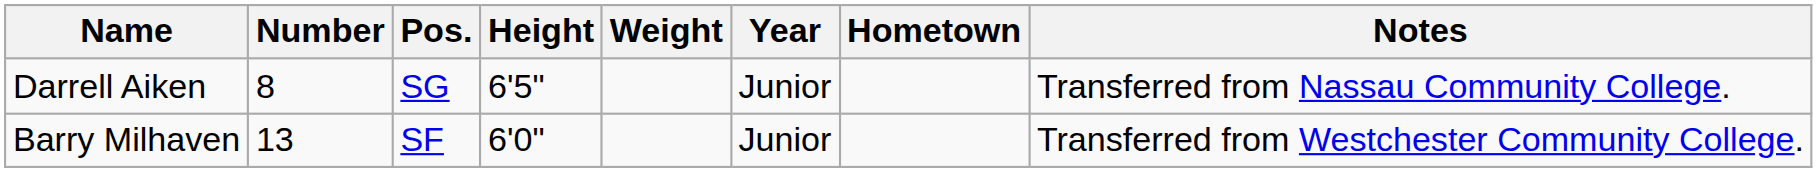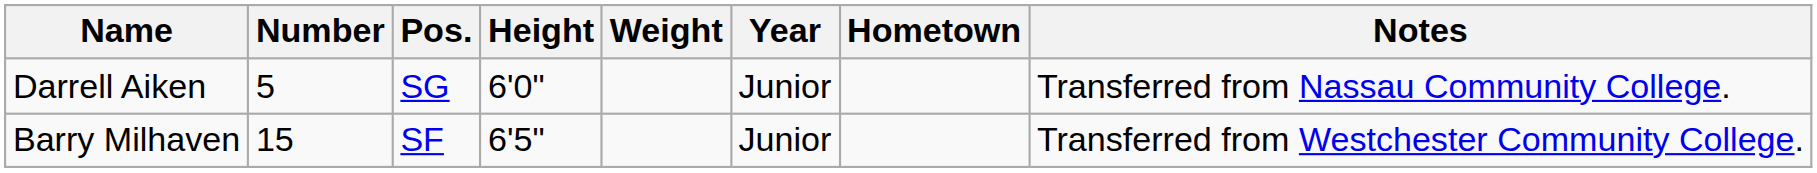(265, 85) 8 -> (265, 85) 5
(516, 85) 6'5" -> (516, 85) 6'0"
(275, 139) 13 -> (275, 139) 15
(516, 139) 6'0" -> (516, 139) 6'5"
